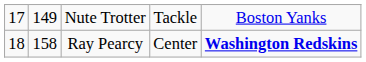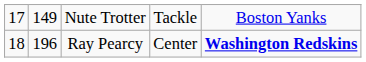(45, 43) 158 -> (45, 43) 196
